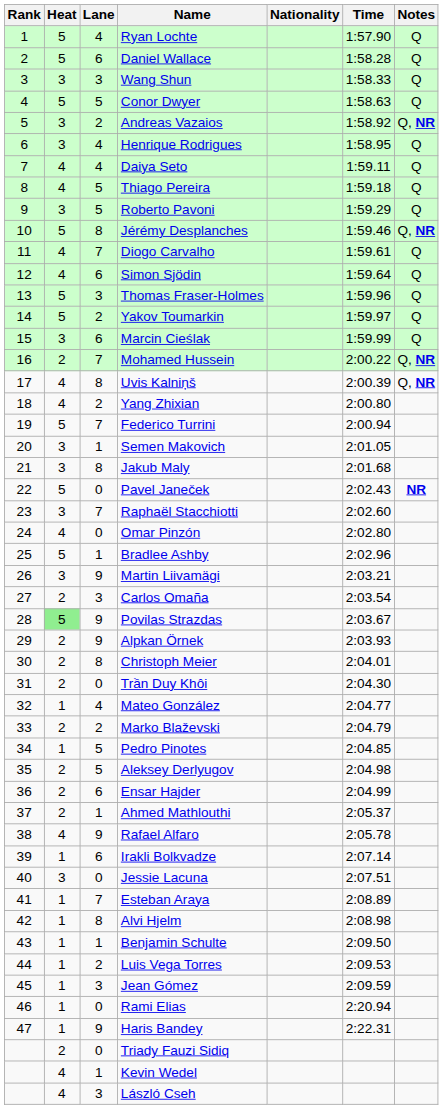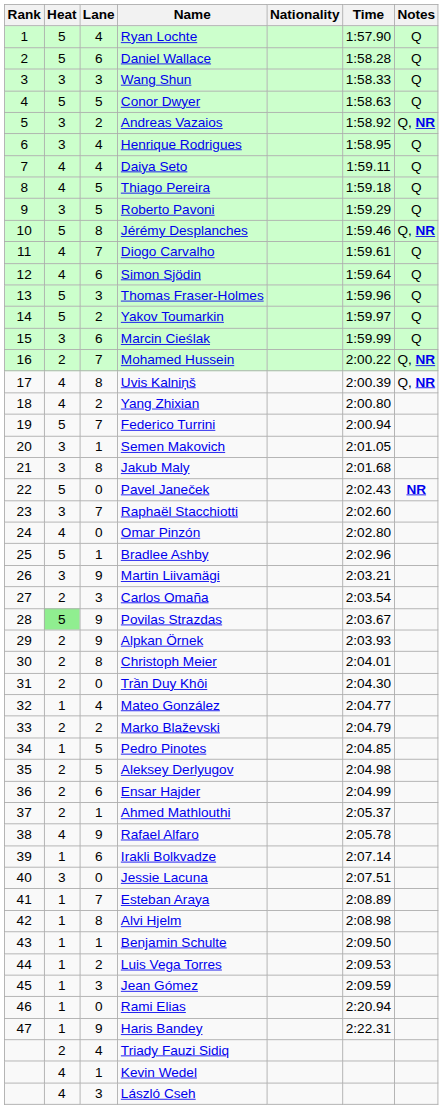(99, 1050) 0 -> (99, 1050) 4
